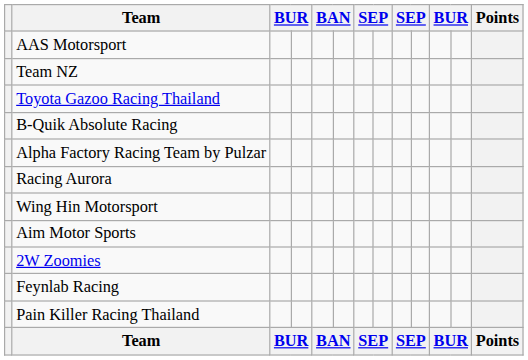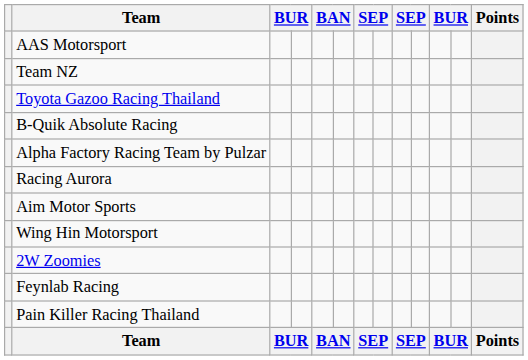rows swapped: (87, 206) <-> (76, 232)
